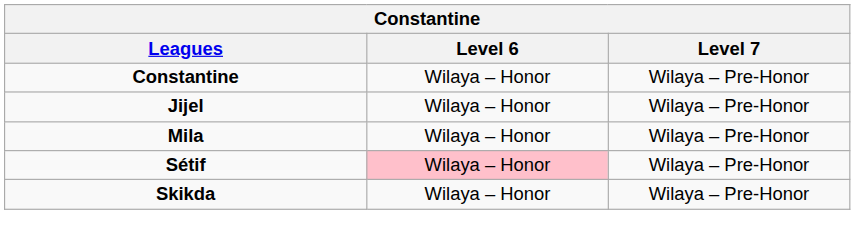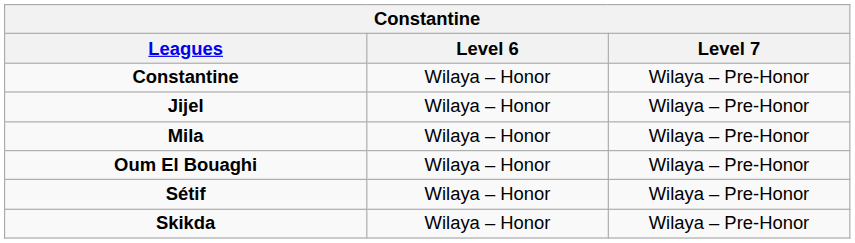+ row: (186, 164)
(488, 164) pink background -> (488, 194) no background
